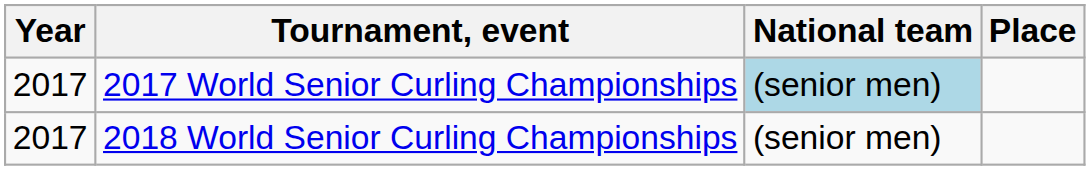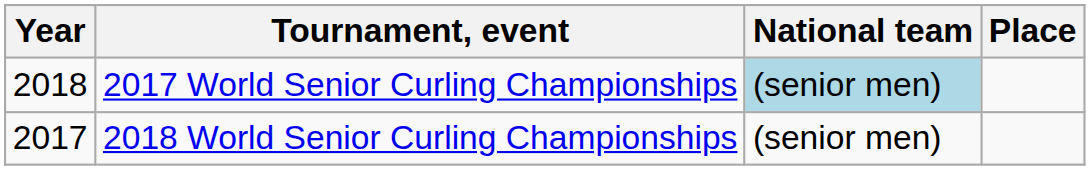(50, 84) 2017 -> (50, 84) 2018
